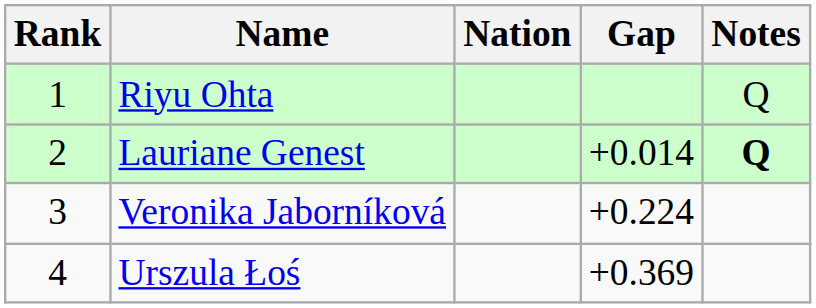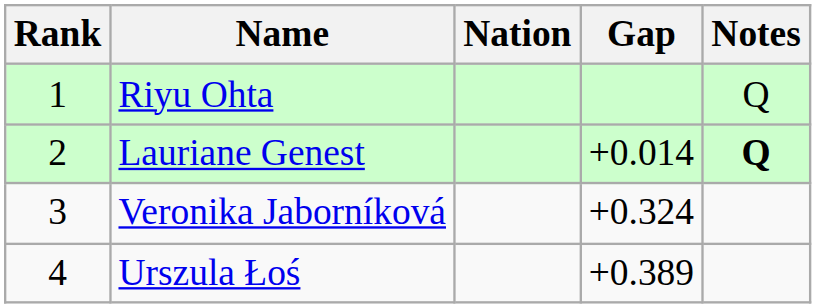(641, 212) +0.224 -> (641, 212) +0.324
(641, 271) +0.369 -> (641, 271) +0.389
